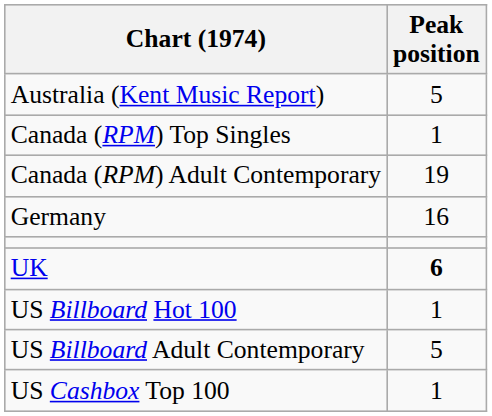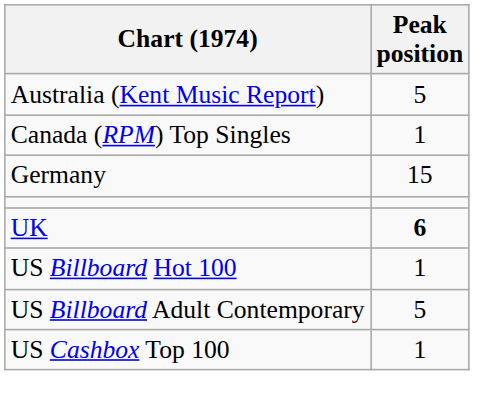- row: (196, 175)
(436, 216) 16 -> (420, 175) 15
